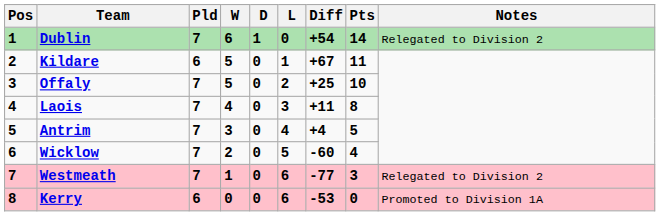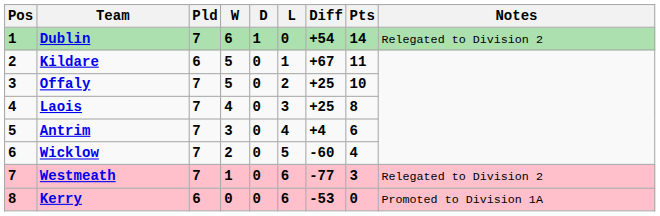(322, 108) +11 -> (322, 108) +25
(354, 130) 5 -> (354, 130) 6
